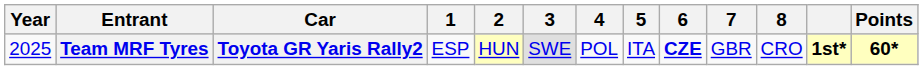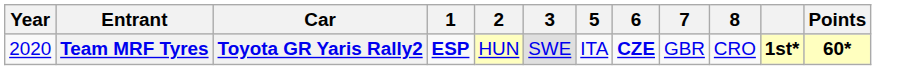- column: (599, 19)
(30, 49) 2025 -> (30, 49) 2020
(451, 49) normal -> (451, 49) bold
